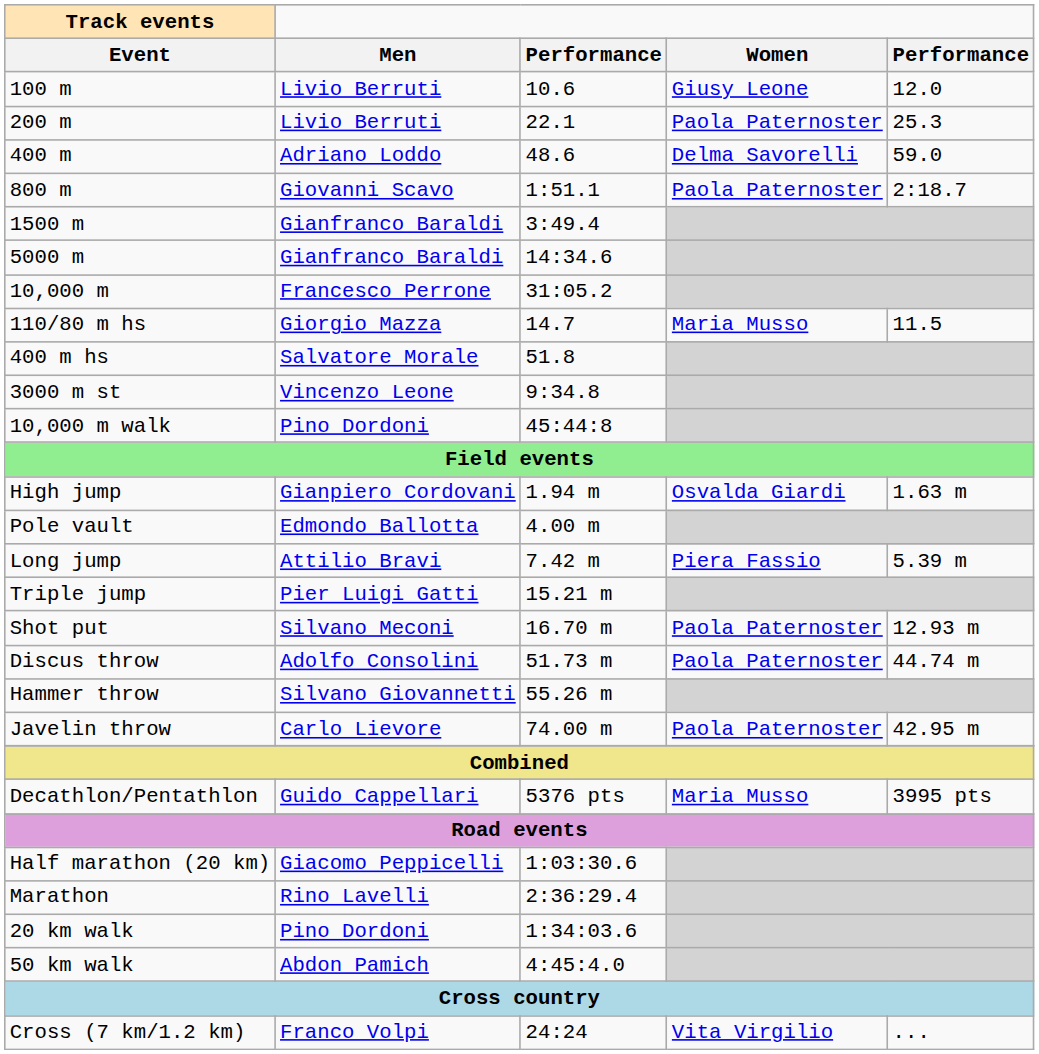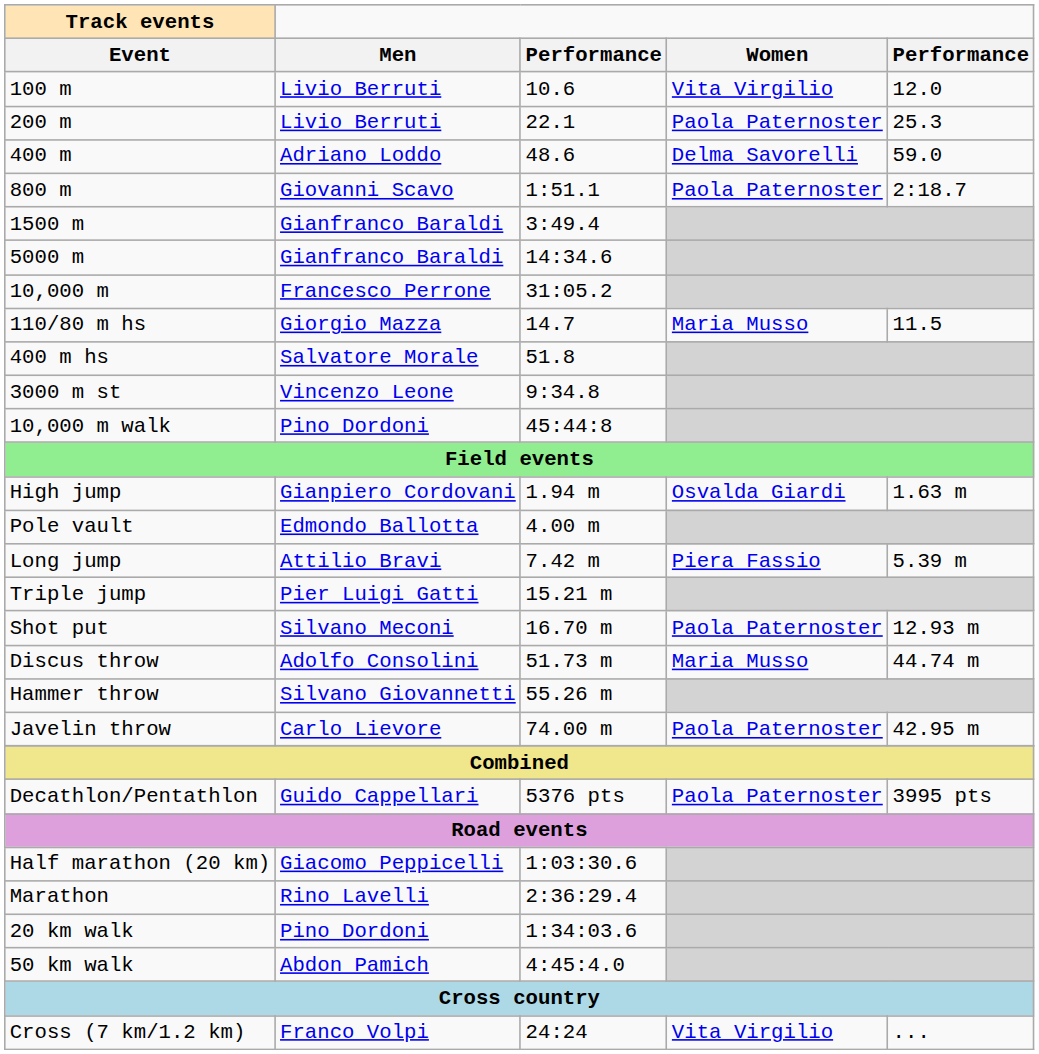(740, 89) Giusy Leone -> (753, 89) Vita Virgilio
(777, 662) Paola Paternoster -> (740, 662) Maria Musso
(740, 796) Maria Musso -> (777, 796) Paola Paternoster
